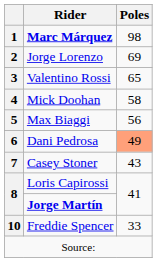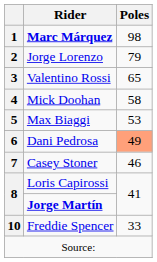(134, 57) 69 -> (134, 57) 79
(134, 120) 56 -> (134, 120) 53
(134, 162) 43 -> (134, 162) 46
